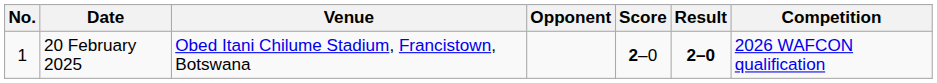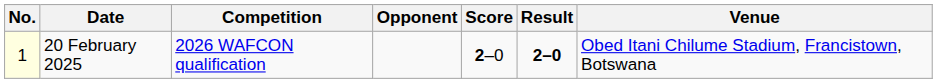columns swapped: (349, 18) <-> (832, 18)
(22, 54) no background -> (22, 54) lightyellow background
